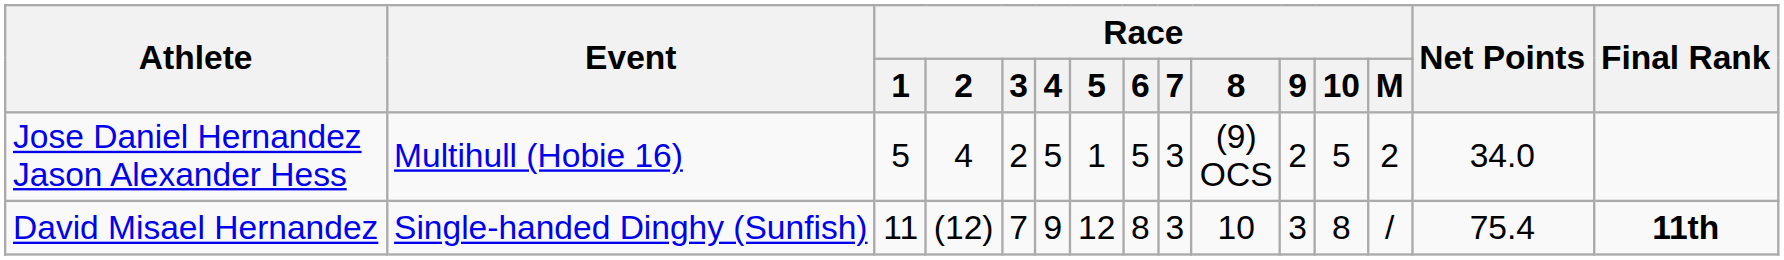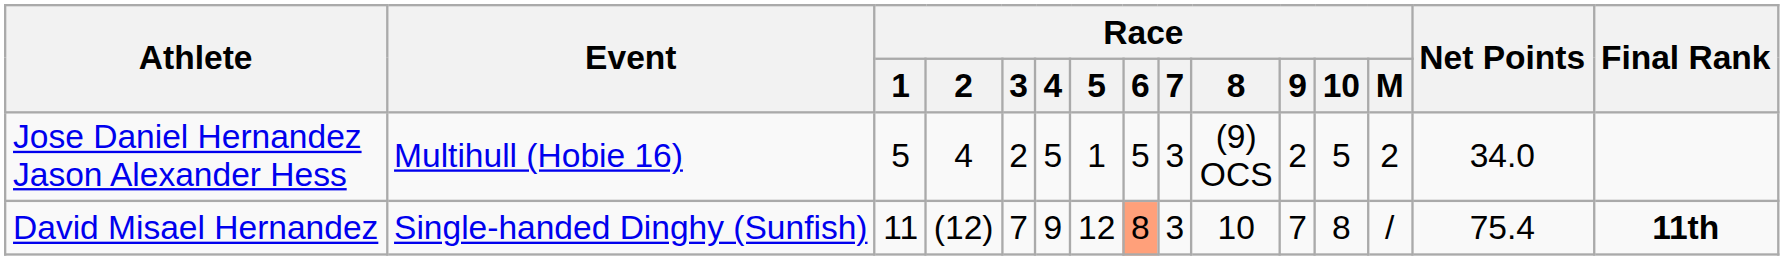(1140, 228) no background -> (1140, 228) lightsalmon background
(1298, 228) 3 -> (1298, 228) 7
